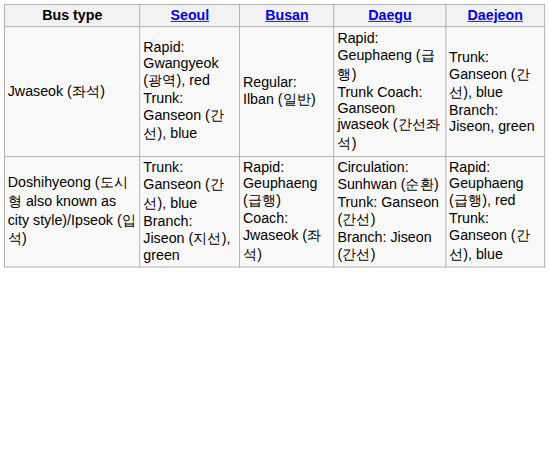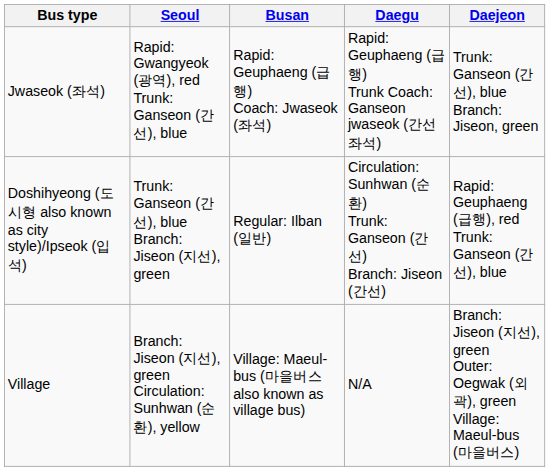(279, 90) Regular: Ilban (일반) -> (285, 90) Rapid: Geuphaeng (급행) Coach: Jwaseok (좌석)
(282, 210) Rapid: Geuphaeng (급행) Coach: Jwaseok (좌석) -> (278, 229) Regular: Ilban (일반)
+ row: (29, 385)
